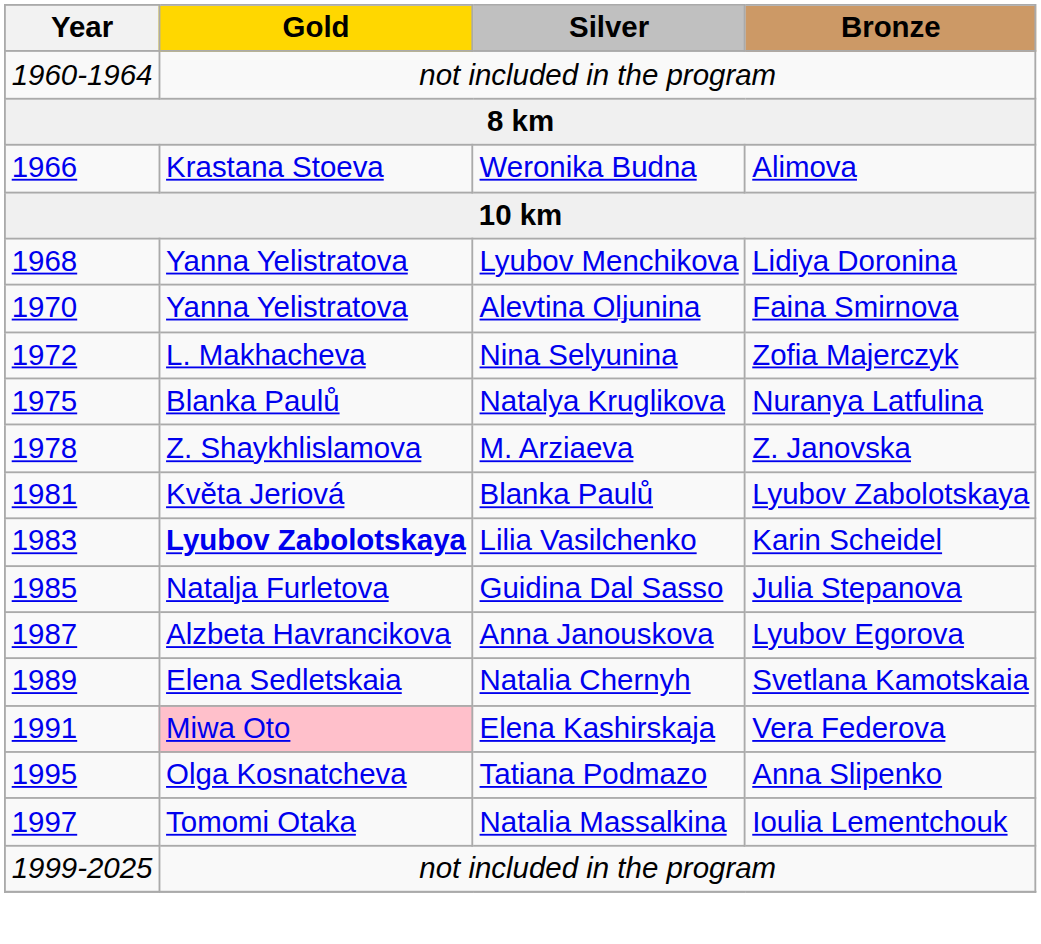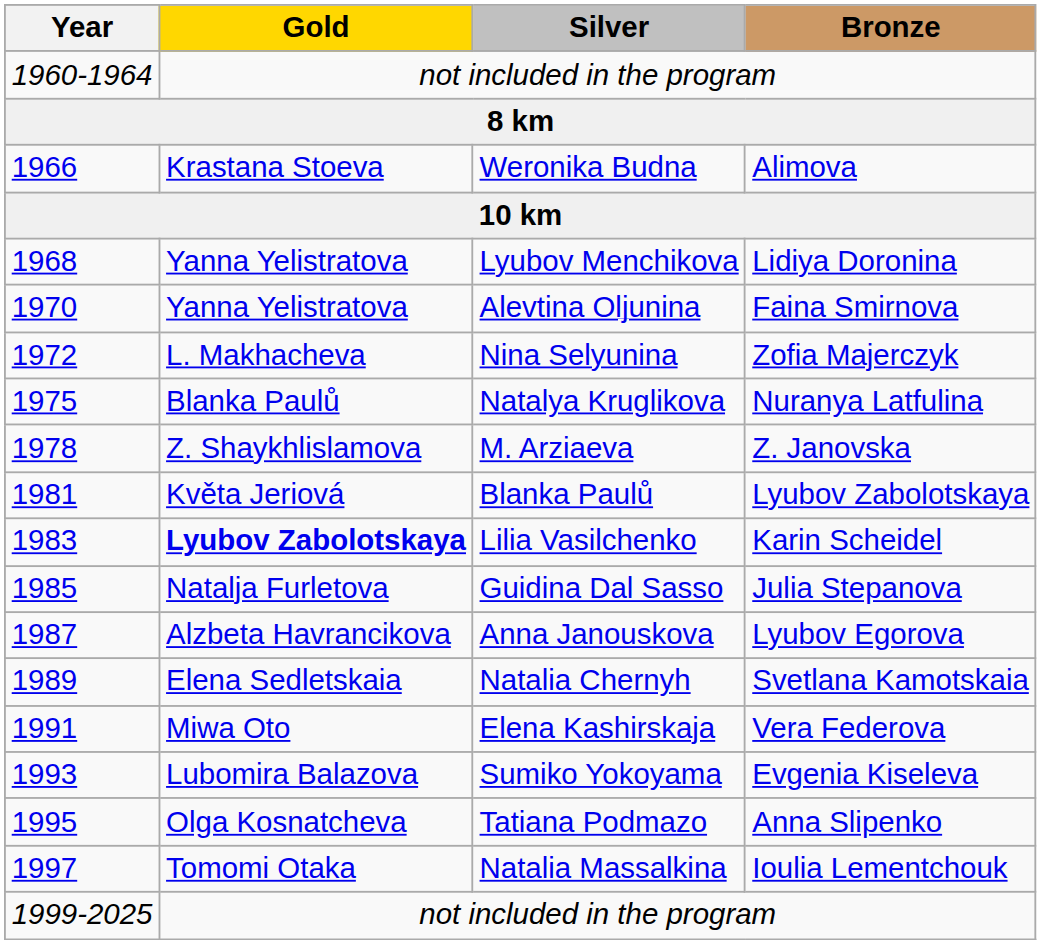(228, 728) pink background -> (228, 728) no background
+ row: (44, 774)
